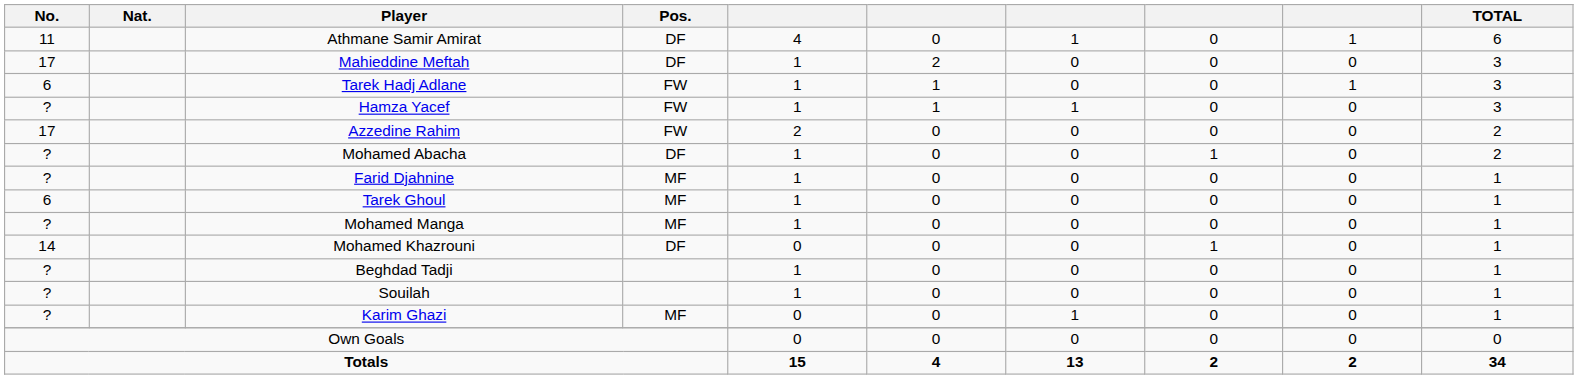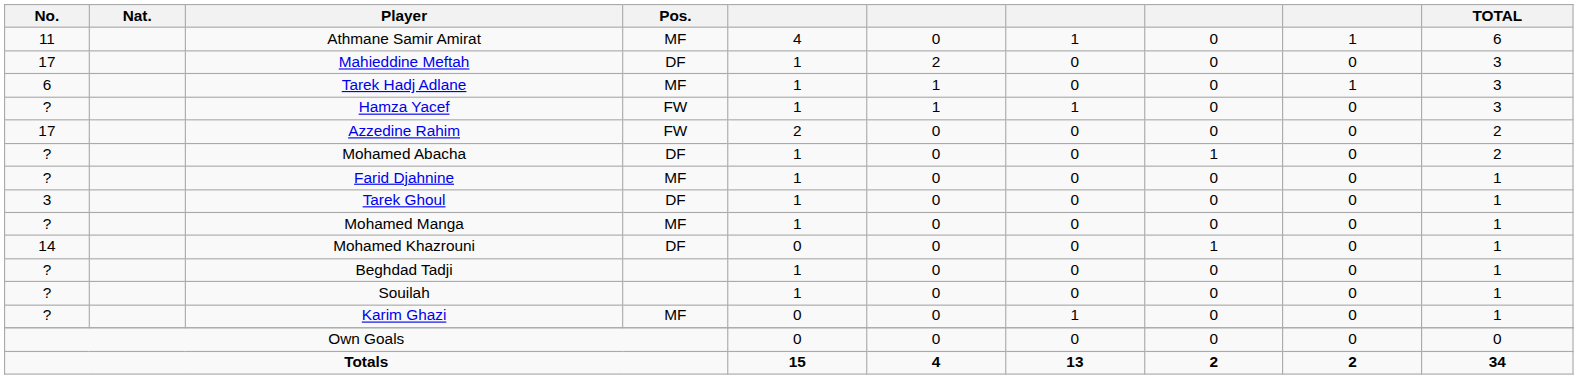(675, 38) DF -> (675, 38) MF
(675, 84) FW -> (675, 84) MF
(47, 200) 6 -> (47, 200) 3
(675, 200) MF -> (675, 200) DF
